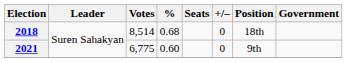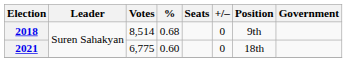(254, 31) 18th -> (254, 31) 9th
(254, 48) 9th -> (254, 48) 18th
